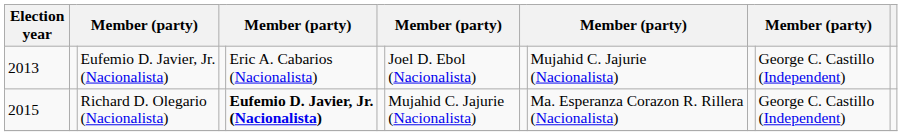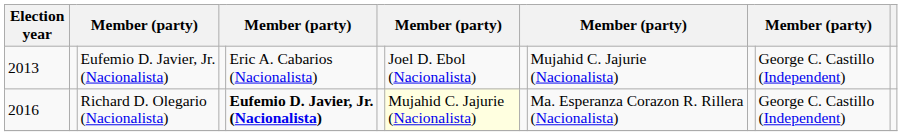(24, 109) 2015 -> (24, 109) 2016
(446, 109) no background -> (446, 109) lightyellow background
